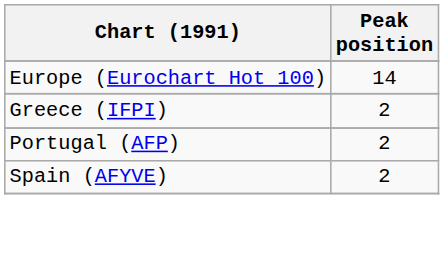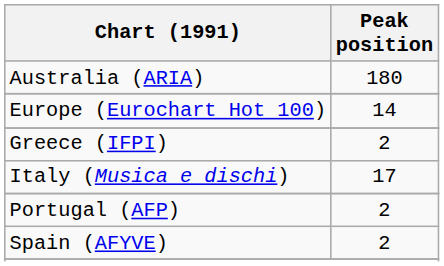+ row: (107, 78)
+ row: (150, 177)
